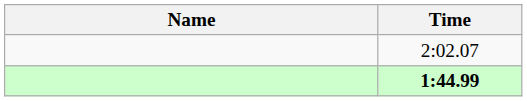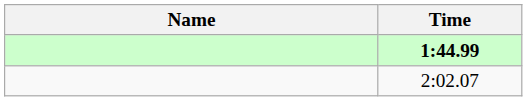rows swapped: (450, 80) <-> (450, 50)
